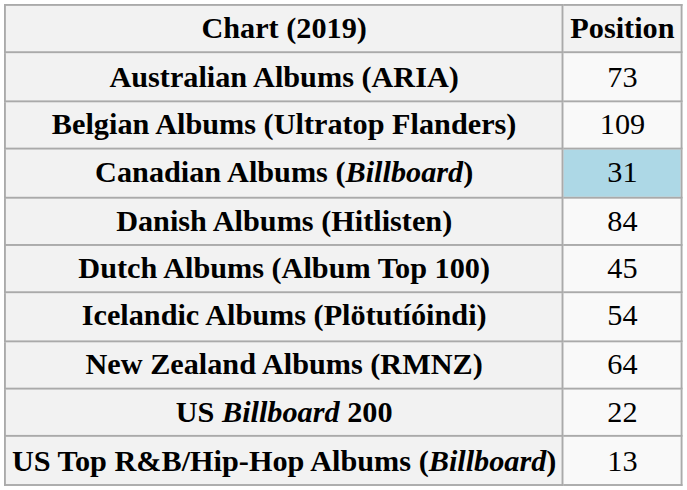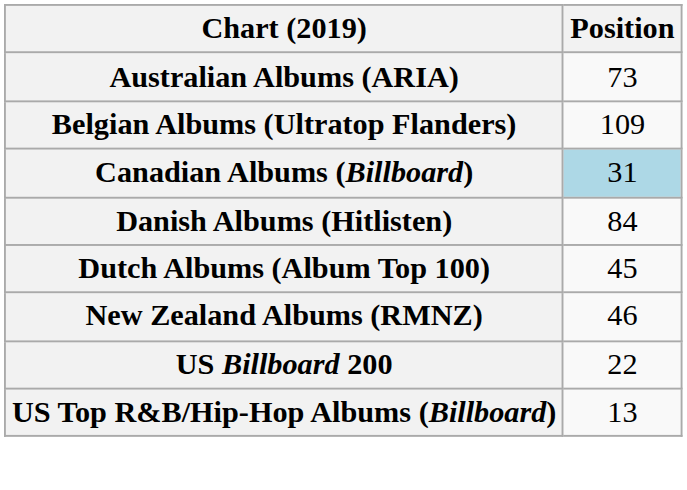- row: (284, 316)
(622, 364) 64 -> (622, 316) 46
